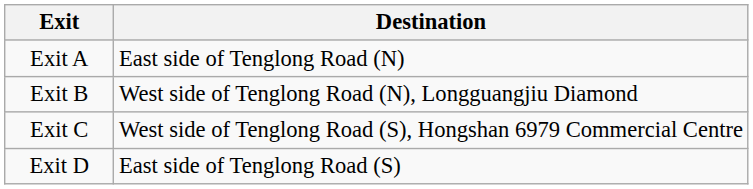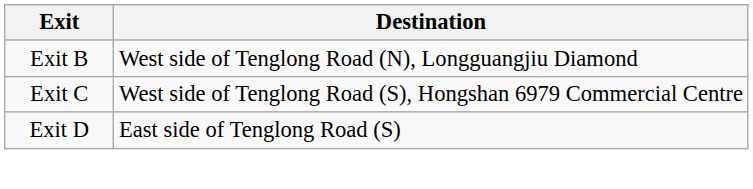- row: (59, 58)
